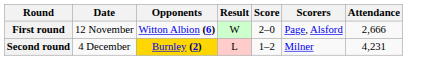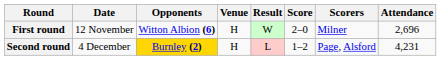+ column: (234, 13)
(314, 30) Page, Alsford -> (332, 30) Milner
(374, 30) 2,666 -> (407, 30) 2,696
(299, 47) Milner -> (347, 47) Page, Alsford
